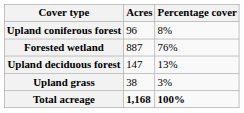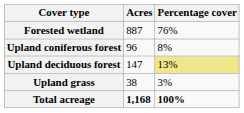rows swapped: (64, 47) <-> (64, 30)
(168, 64) no background -> (168, 64) khaki background
